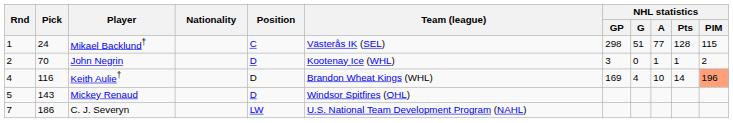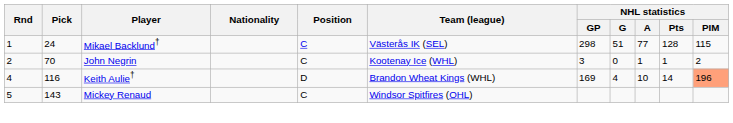(253, 61) D -> (304, 61) C
(253, 94) D -> (304, 94) C
- row: (100, 110)
